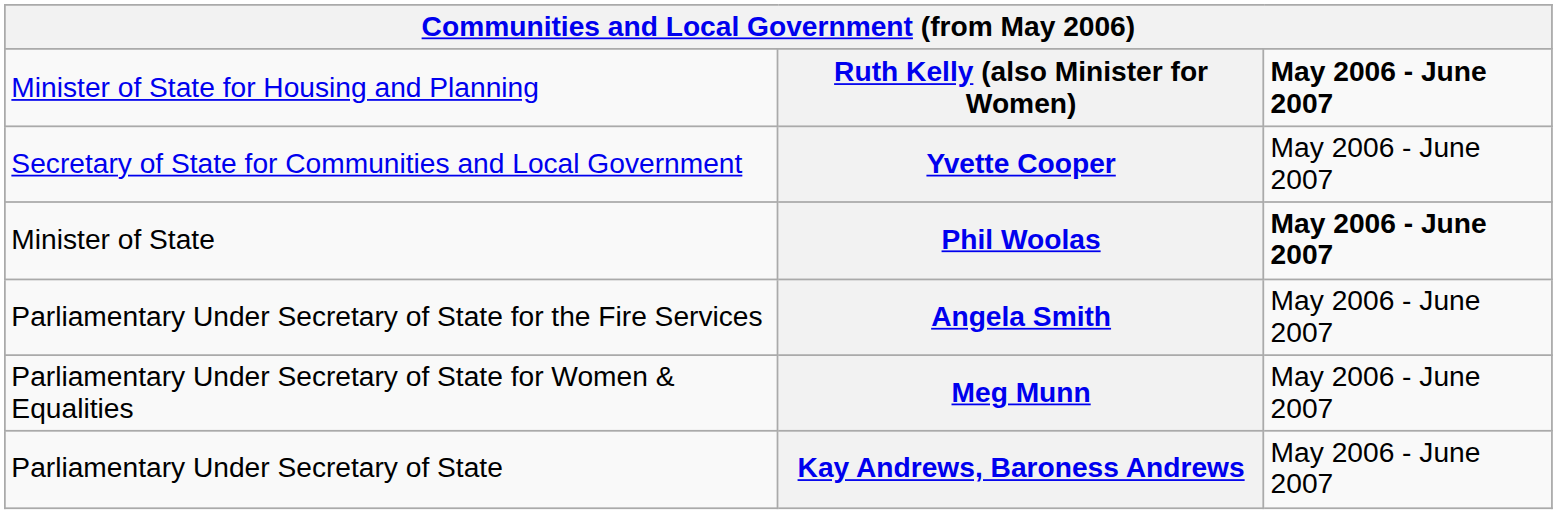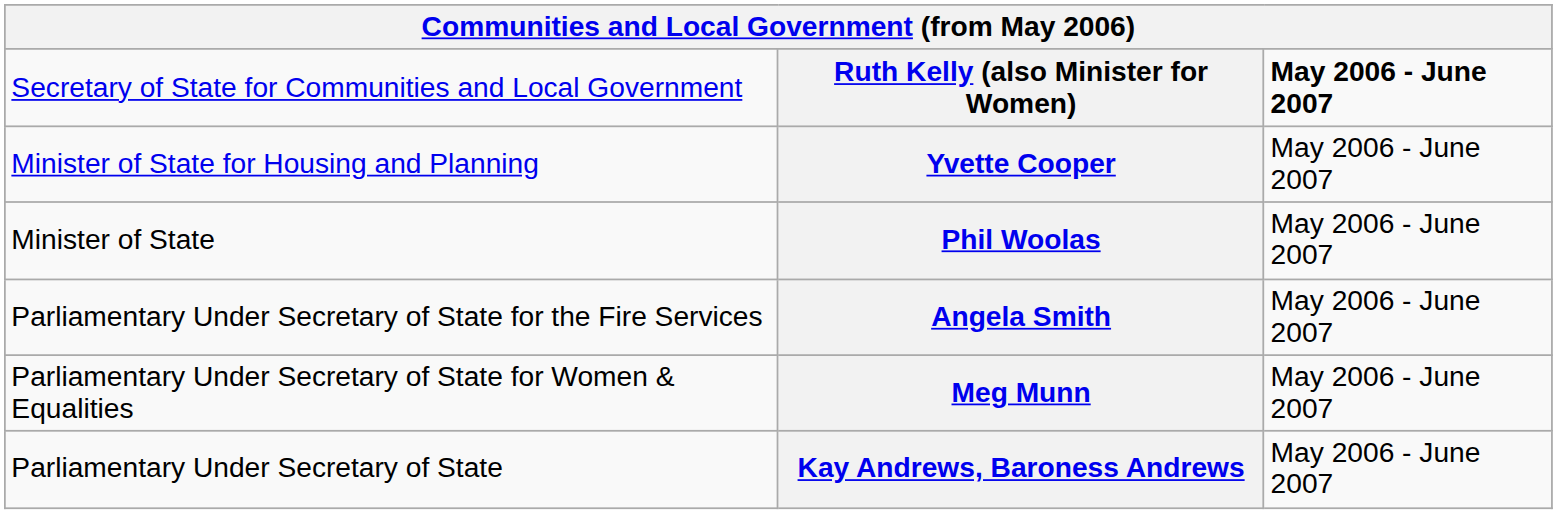(275, 87) Minister of State for Housing and Planning -> (377, 87) Secretary of State for Communities and Local Government
(377, 163) Secretary of State for Communities and Local Government -> (275, 163) Minister of State for Housing and Planning
(1379, 240) bold -> (1376, 240) normal
